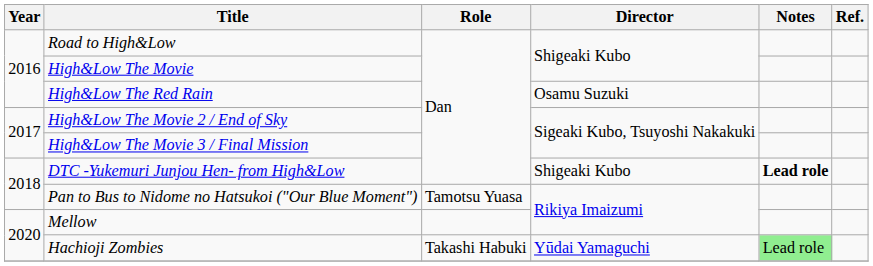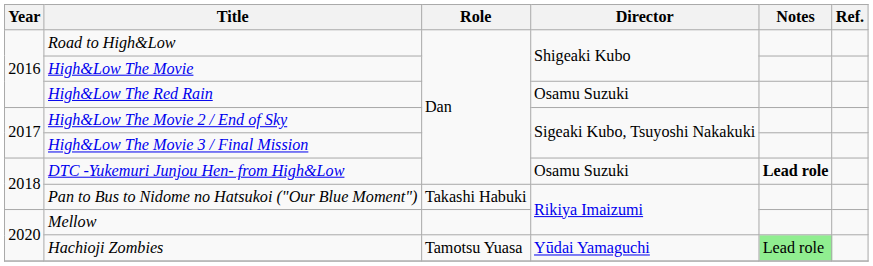(582, 171) Shigeaki Kubo -> (581, 171) Osamu Suzuki
(474, 196) Tamotsu Yuasa -> (476, 196) Takashi Habuki
(476, 247) Takashi Habuki -> (474, 247) Tamotsu Yuasa
